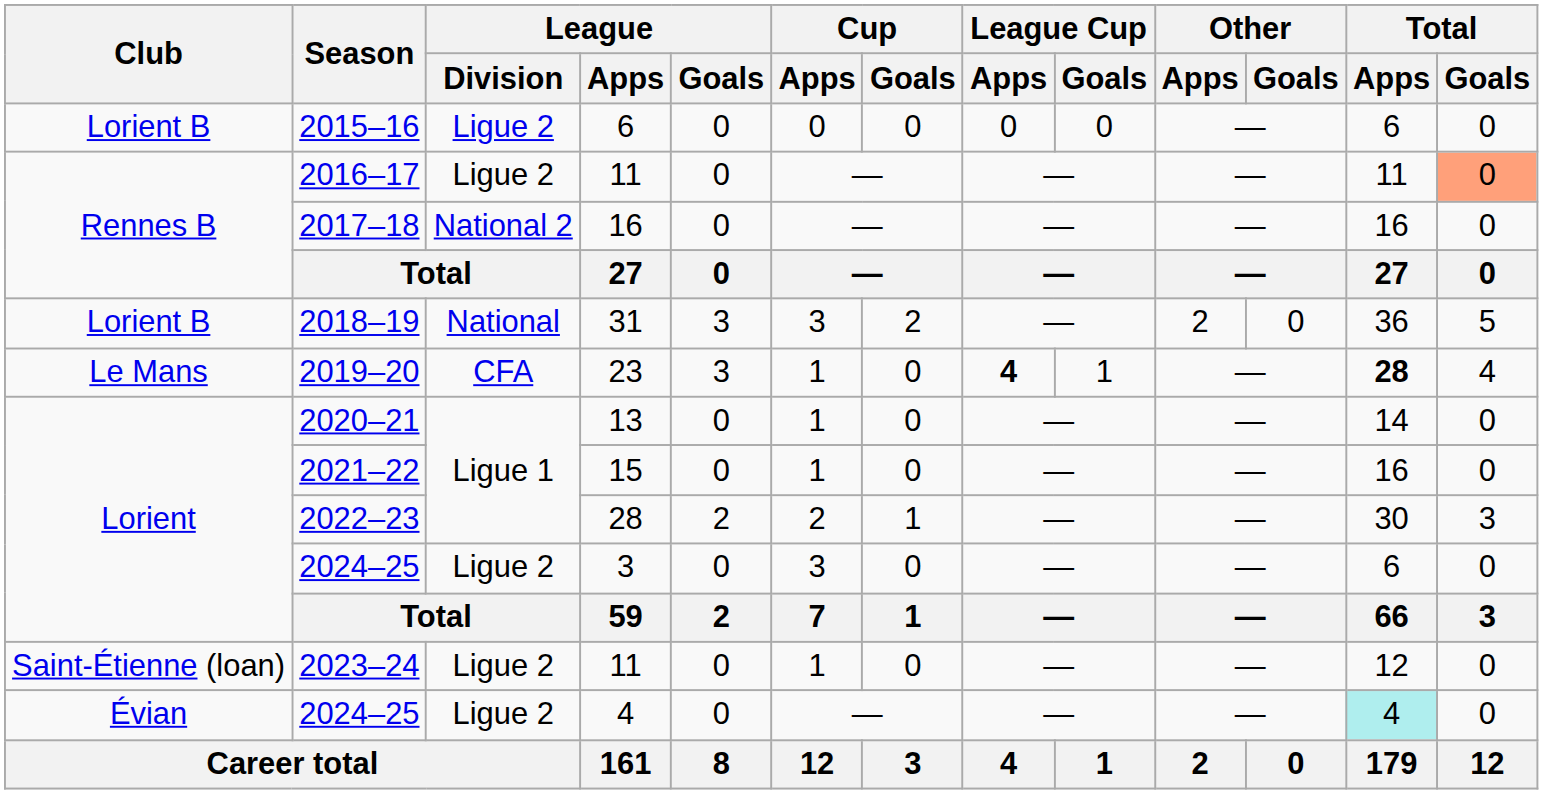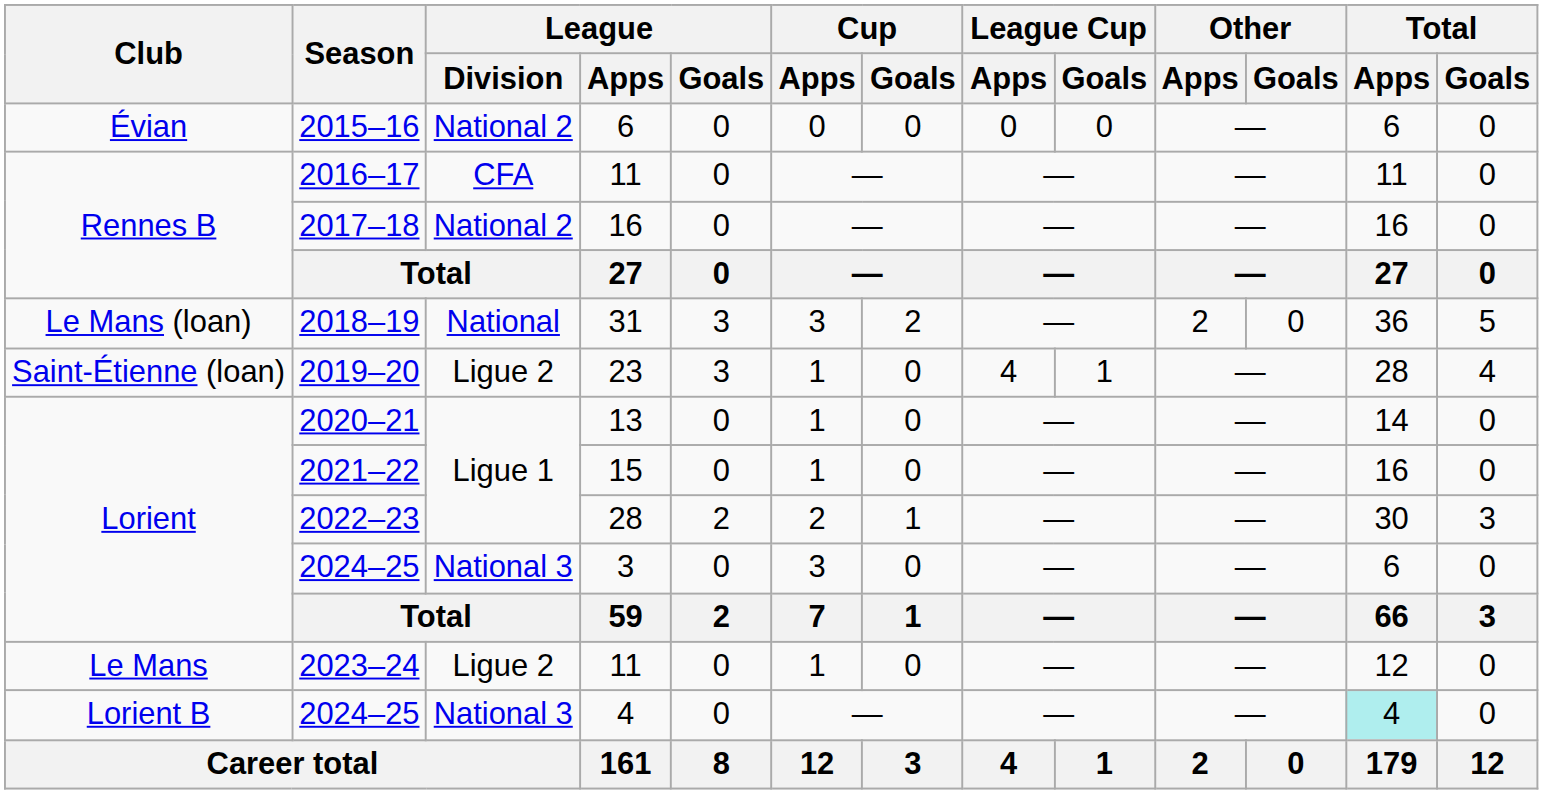(149, 126) Lorient B -> (149, 126) Évian
(503, 126) Ligue 2 -> (503, 126) National 2
(503, 175) Ligue 2 -> (503, 175) CFA
(1487, 175) lightsalmon background -> (1487, 175) no background
(149, 322) Lorient B -> (149, 322) Le Mans (loan)
(149, 371) Le Mans -> (149, 371) Saint-Étienne (loan)
(503, 371) CFA -> (503, 371) Ligue 2
(1009, 371) bold -> (1009, 371) normal
(1392, 371) bold -> (1392, 371) normal
(503, 567) Ligue 2 -> (503, 567) National 3
(149, 665) Saint-Étienne (loan) -> (149, 665) Le Mans
(149, 714) Évian -> (149, 714) Lorient B
(503, 714) Ligue 2 -> (503, 714) National 3
